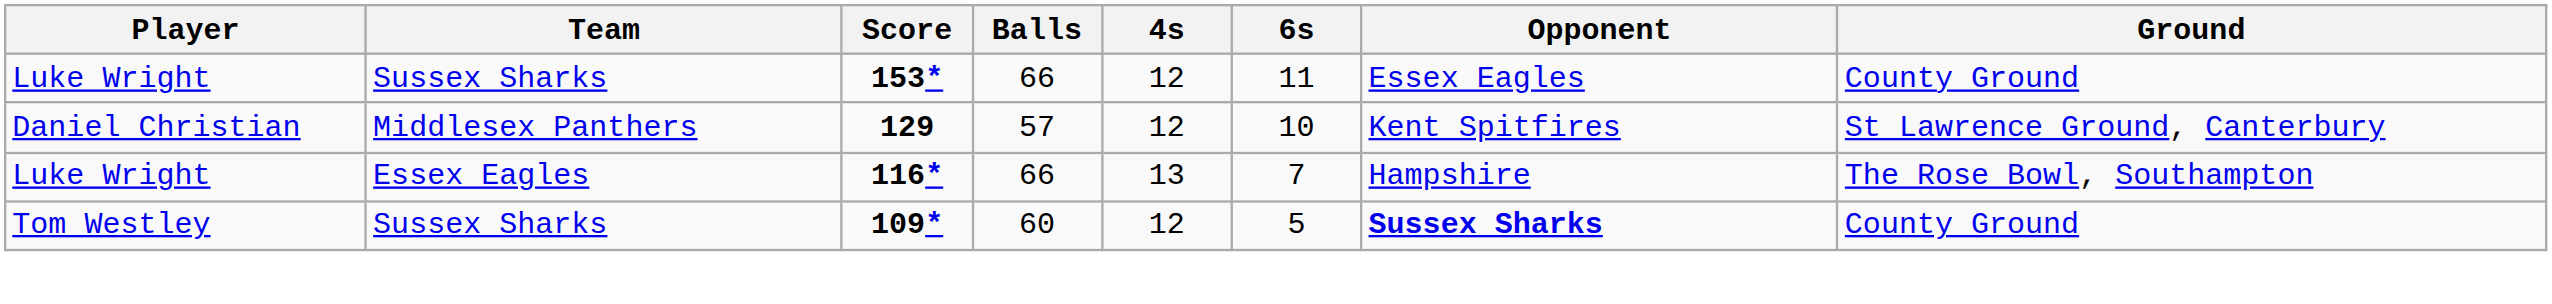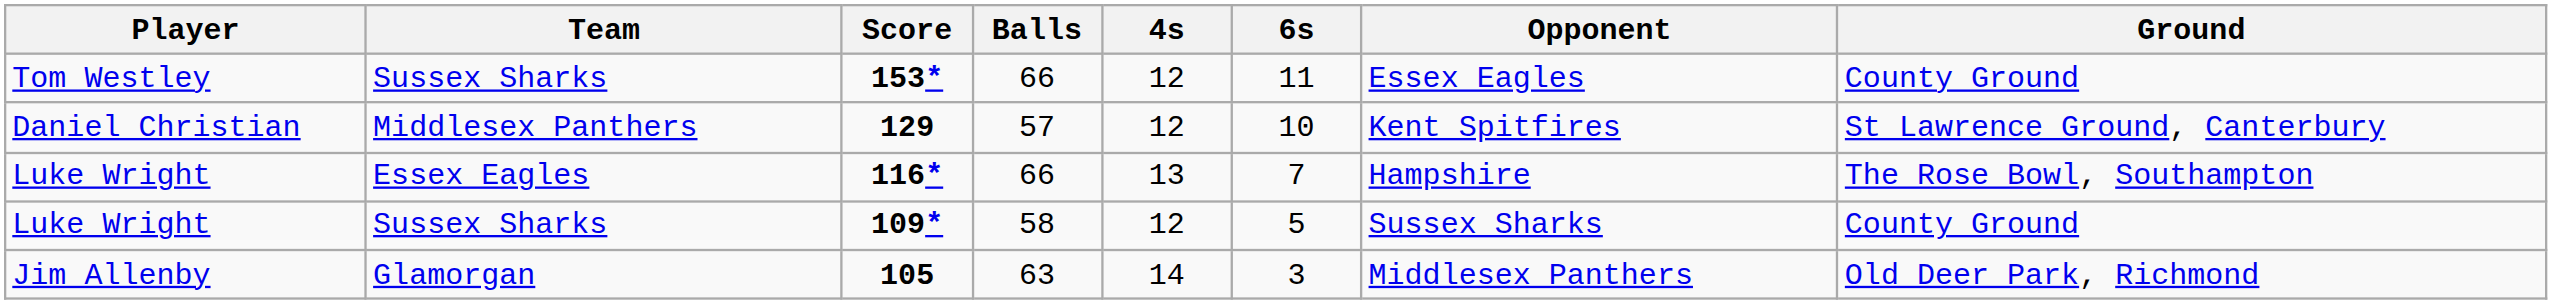(111, 79) Luke Wright -> (111, 79) Tom Westley
(111, 225) Tom Westley -> (111, 225) Luke Wright
(1037, 225) 60 -> (1037, 225) 58
(1486, 225) bold -> (1486, 225) normal
+ row: (907, 274)
